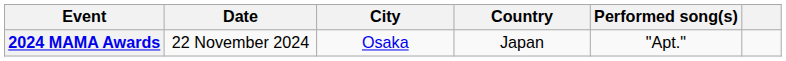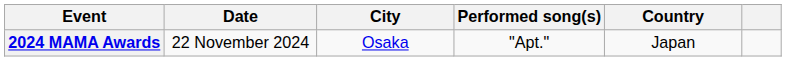columns swapped: (522, 17) <-> (666, 17)
